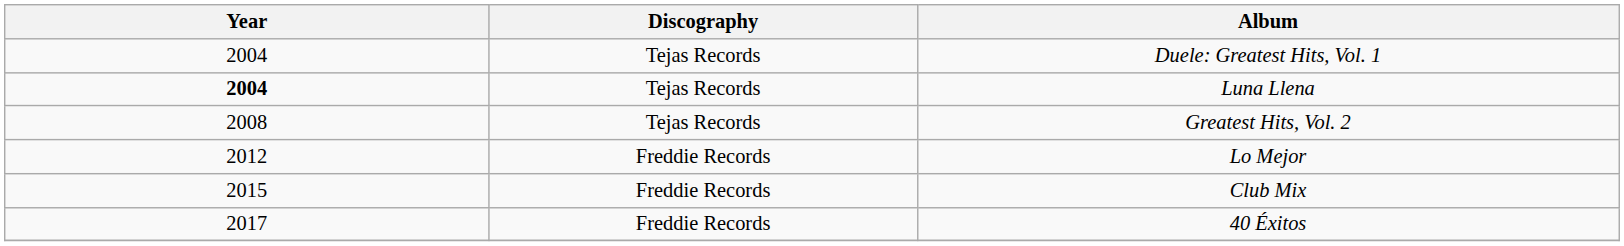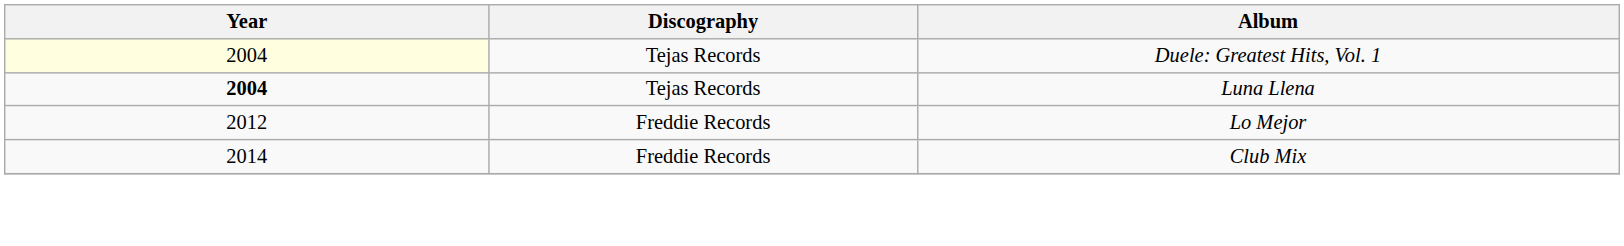(247, 55) no background -> (247, 55) lightyellow background
- row: (1268, 122)
(247, 190) 2015 -> (247, 156) 2014
- row: (1268, 224)
